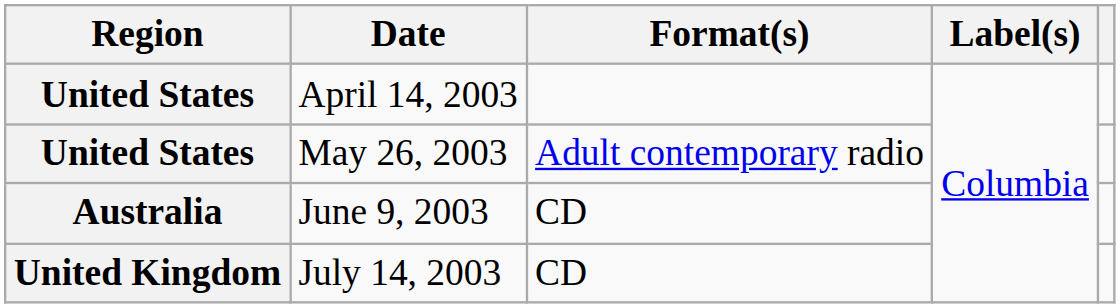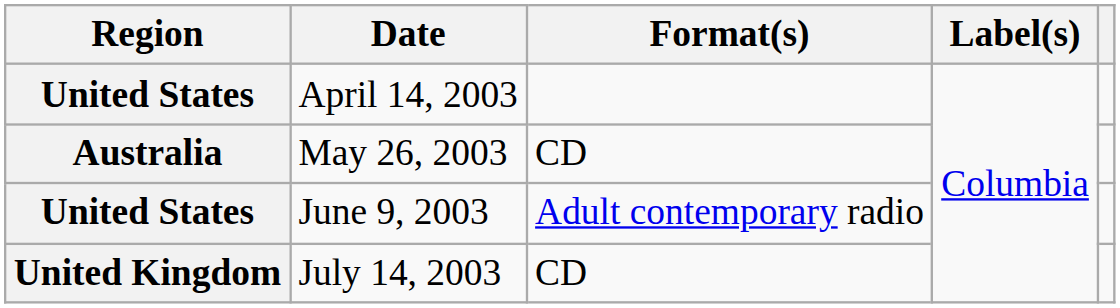(147, 152) United States -> (147, 152) Australia
(730, 152) Adult contemporary radio -> (561, 152) CD
(147, 212) Australia -> (147, 212) United States
(561, 212) CD -> (730, 212) Adult contemporary radio
